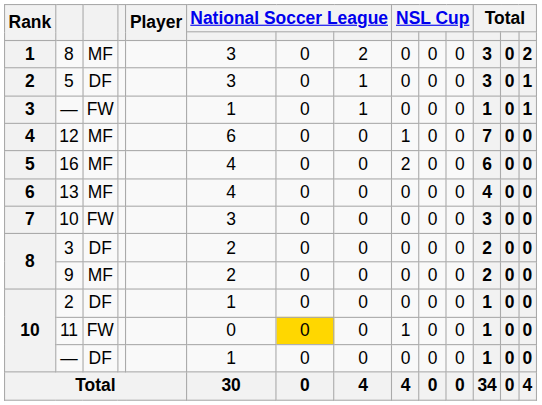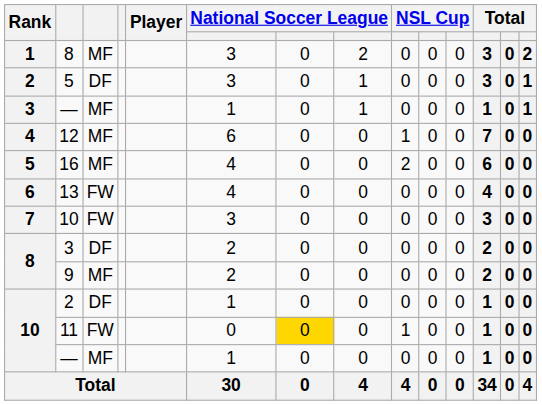(100, 109) FW -> (100, 109) MF
(100, 192) MF -> (100, 192) FW
(100, 358) DF -> (100, 358) MF
